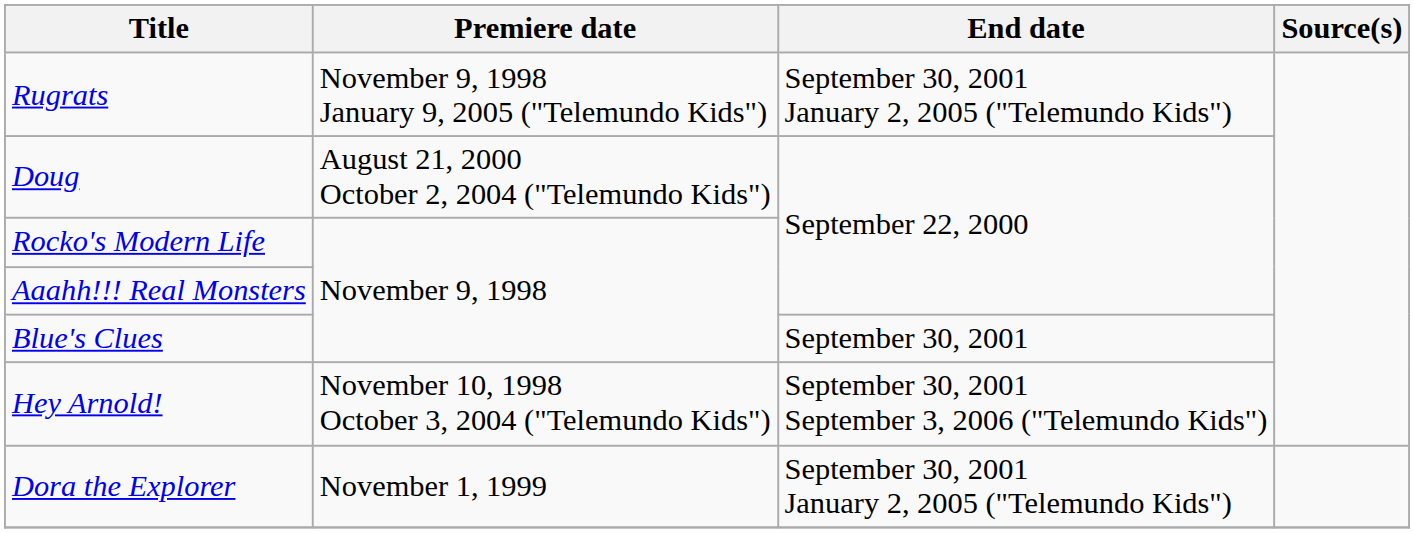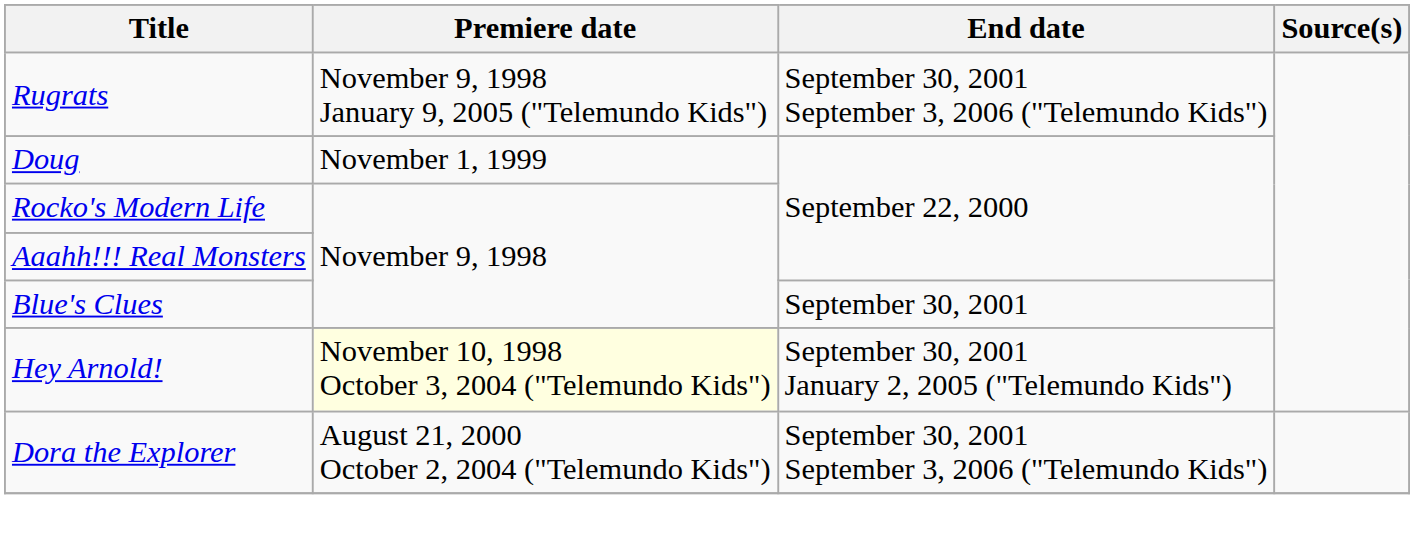(1008, 93) September 30, 2001 January 2, 2005 ("Telemundo Kids") -> (1026, 93) September 30, 2001 September 3, 2006 ("Telemundo Kids")
(545, 176) August 21, 2000 October 2, 2004 ("Telemundo Kids") -> (433, 159) November 1, 1999
(545, 403) no background -> (545, 369) lightyellow background
(1026, 403) September 30, 2001 September 3, 2006 ("Telemundo Kids") -> (1008, 369) September 30, 2001 January 2, 2005 ("Telemundo Kids")
(433, 485) November 1, 1999 -> (545, 451) August 21, 2000 October 2, 2004 ("Telemundo Kids")
(1008, 485) September 30, 2001 January 2, 2005 ("Telemundo Kids") -> (1026, 451) September 30, 2001 September 3, 2006 ("Telemundo Kids")
